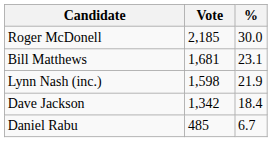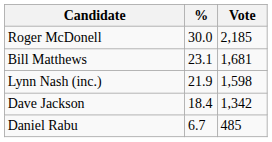columns swapped: (210, 15) <-> (251, 15)
